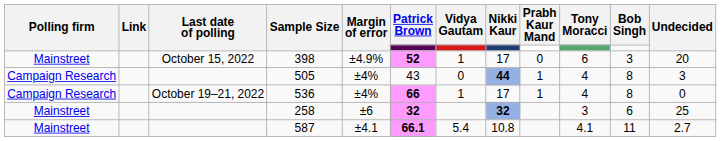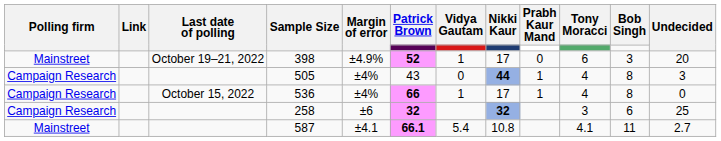(208, 59) October 15, 2022 -> (208, 59) October 19–21, 2022
(208, 94) October 19–21, 2022 -> (208, 94) October 15, 2022
(62, 111) Mainstreet -> (62, 111) Campaign Research
